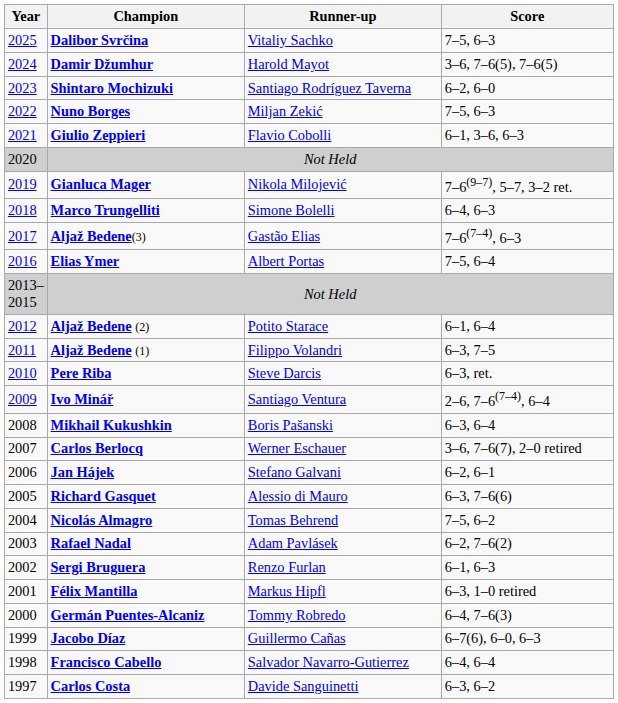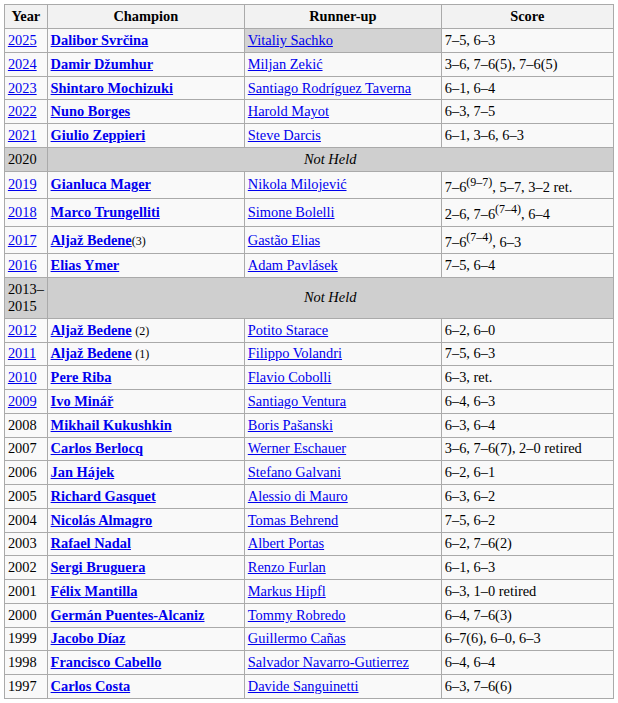(290, 40) no background -> (290, 40) lightgrey background
(288, 64) Harold Mayot -> (285, 64) Miljan Zekić
(470, 88) 6–2, 6–0 -> (470, 88) 6–1, 6–4
(285, 111) Miljan Zekić -> (288, 111) Harold Mayot
(470, 111) 7–5, 6–3 -> (470, 111) 6–3, 7–5
(290, 135) Flavio Cobolli -> (284, 135) Steve Darcis
(470, 210) 6–4, 6–3 -> (497, 212) 2–6, 7–6(7–4), 6–4
(286, 261) Albert Portas -> (293, 265) Adam Pavlásek
(470, 326) 6–1, 6–4 -> (470, 330) 6–2, 6–0
(470, 350) 6–3, 7–5 -> (470, 353) 7–5, 6–3
(284, 373) Steve Darcis -> (290, 377) Flavio Cobolli
(497, 399) 2–6, 7–6(7–4), 6–4 -> (470, 401) 6–4, 6–3
(478, 496) 6–3, 7–6(6) -> (470, 496) 6–3, 6–2
(293, 543) Adam Pavlásek -> (286, 543) Albert Portas
(470, 686) 6–3, 6–2 -> (478, 686) 6–3, 7–6(6)
